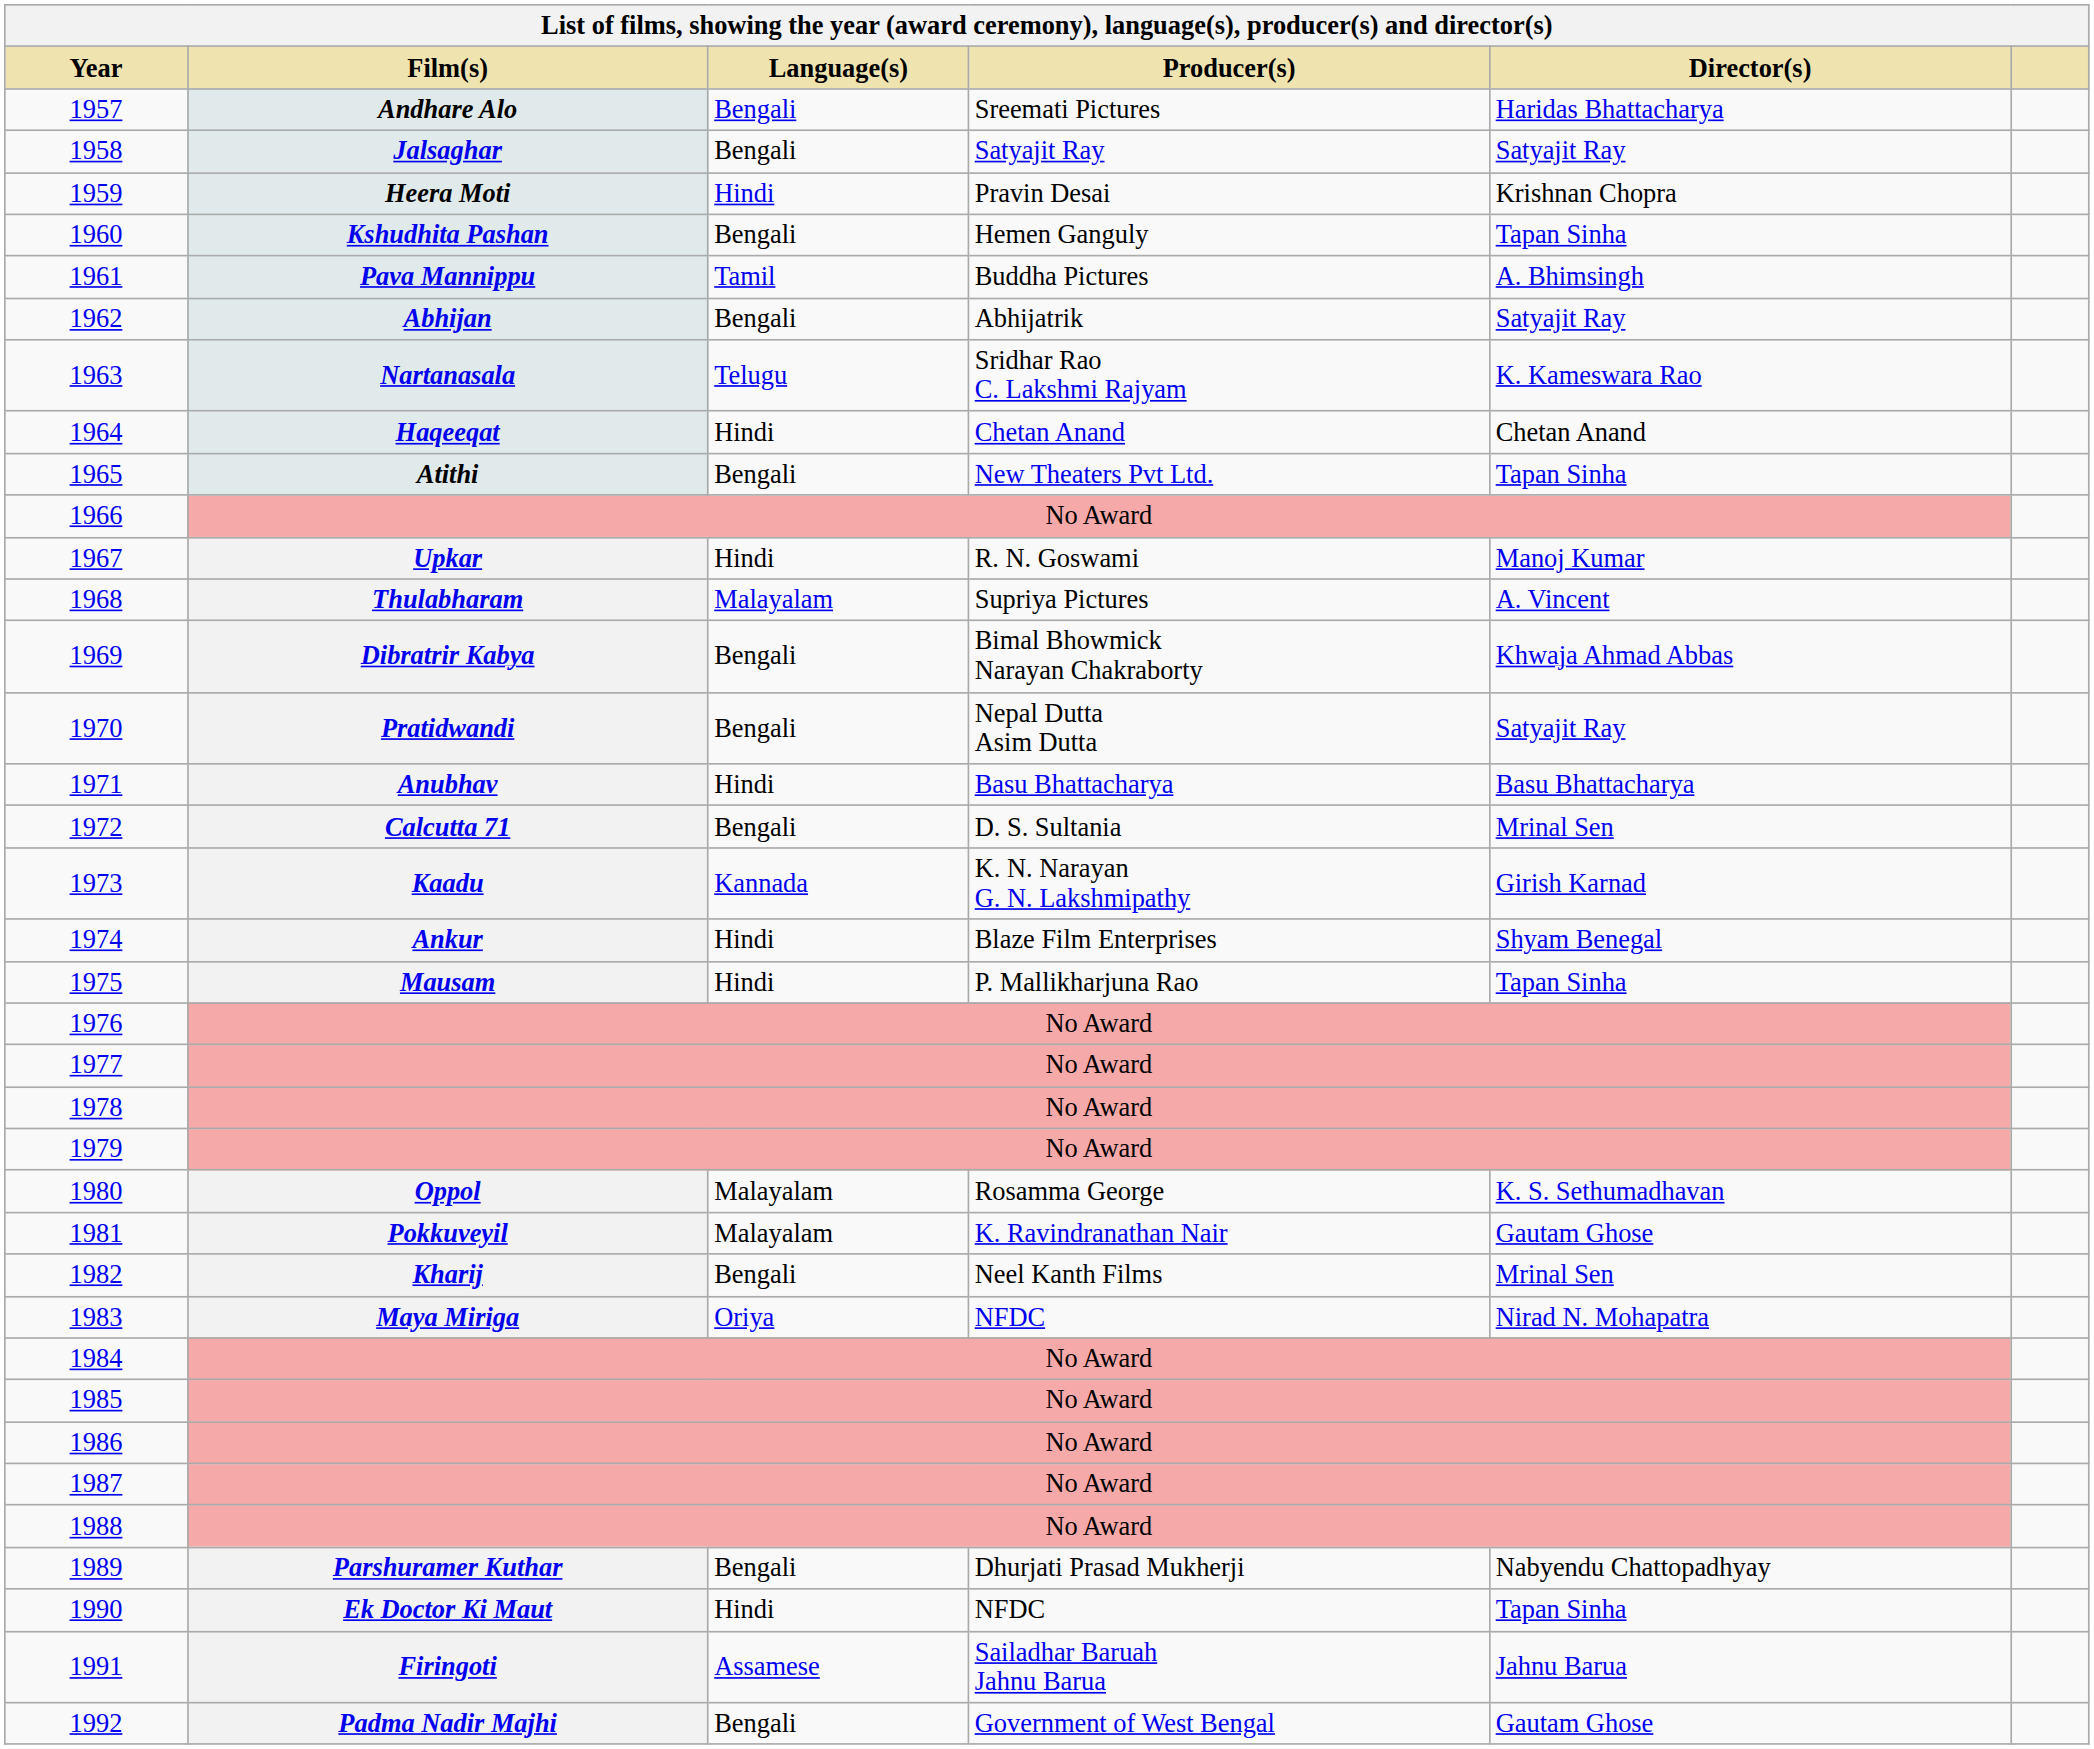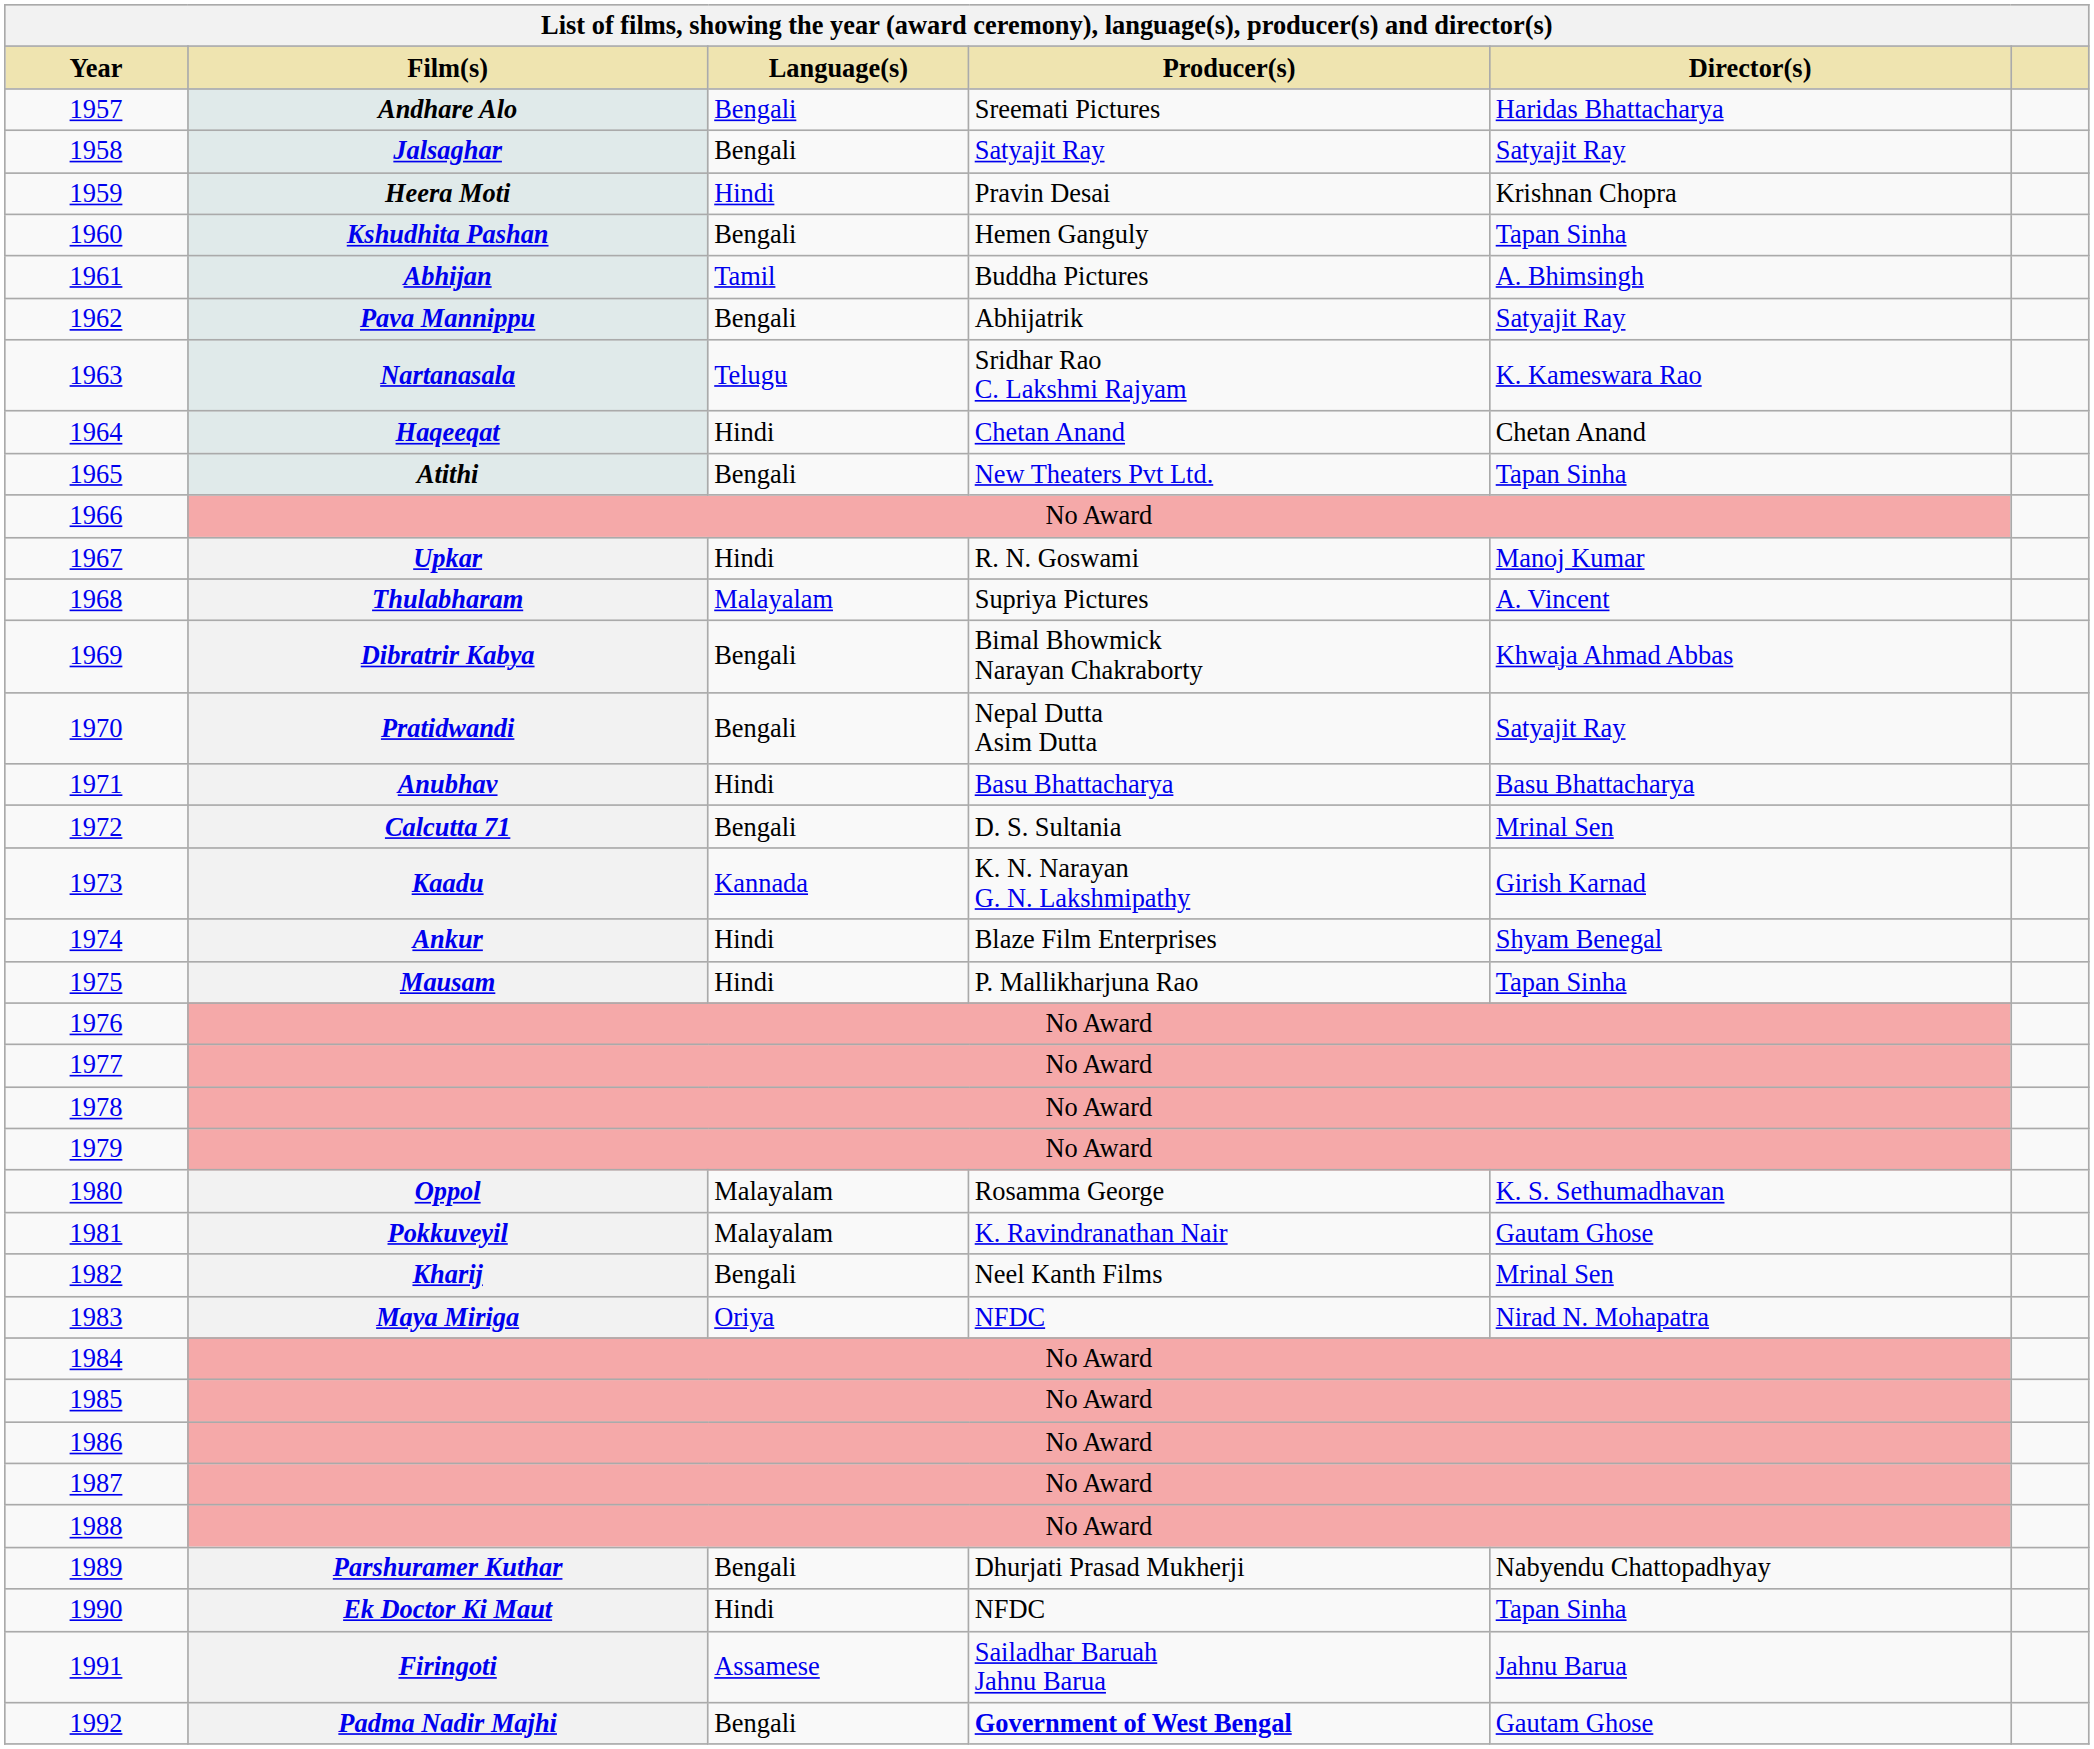(448, 276) Pava Mannippu -> (448, 276) Abhijan
(448, 318) Abhijan -> (448, 318) Pava Mannippu
(1125, 1723) normal -> (1133, 1723) bold
